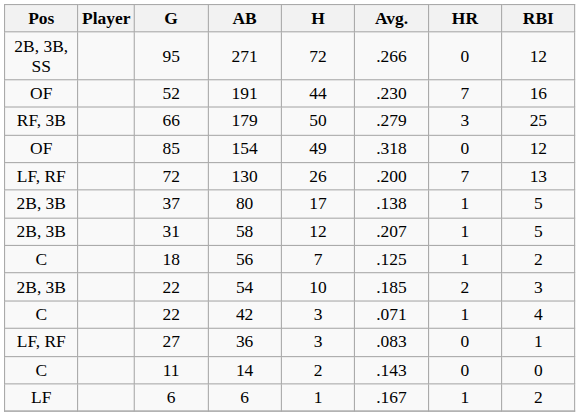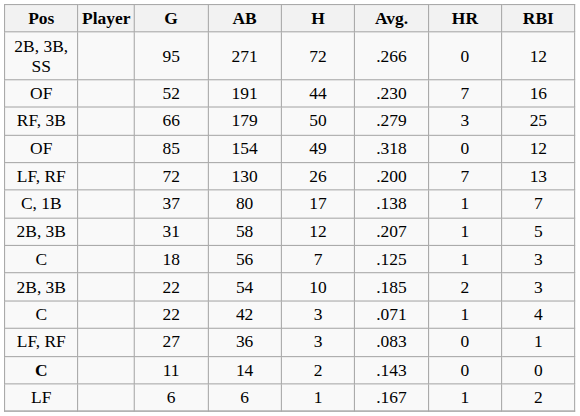(41, 203) 2B, 3B -> (41, 203) C, 1B
(538, 203) 5 -> (538, 203) 7
(538, 259) 2 -> (538, 259) 3
(41, 369) normal -> (41, 369) bold
